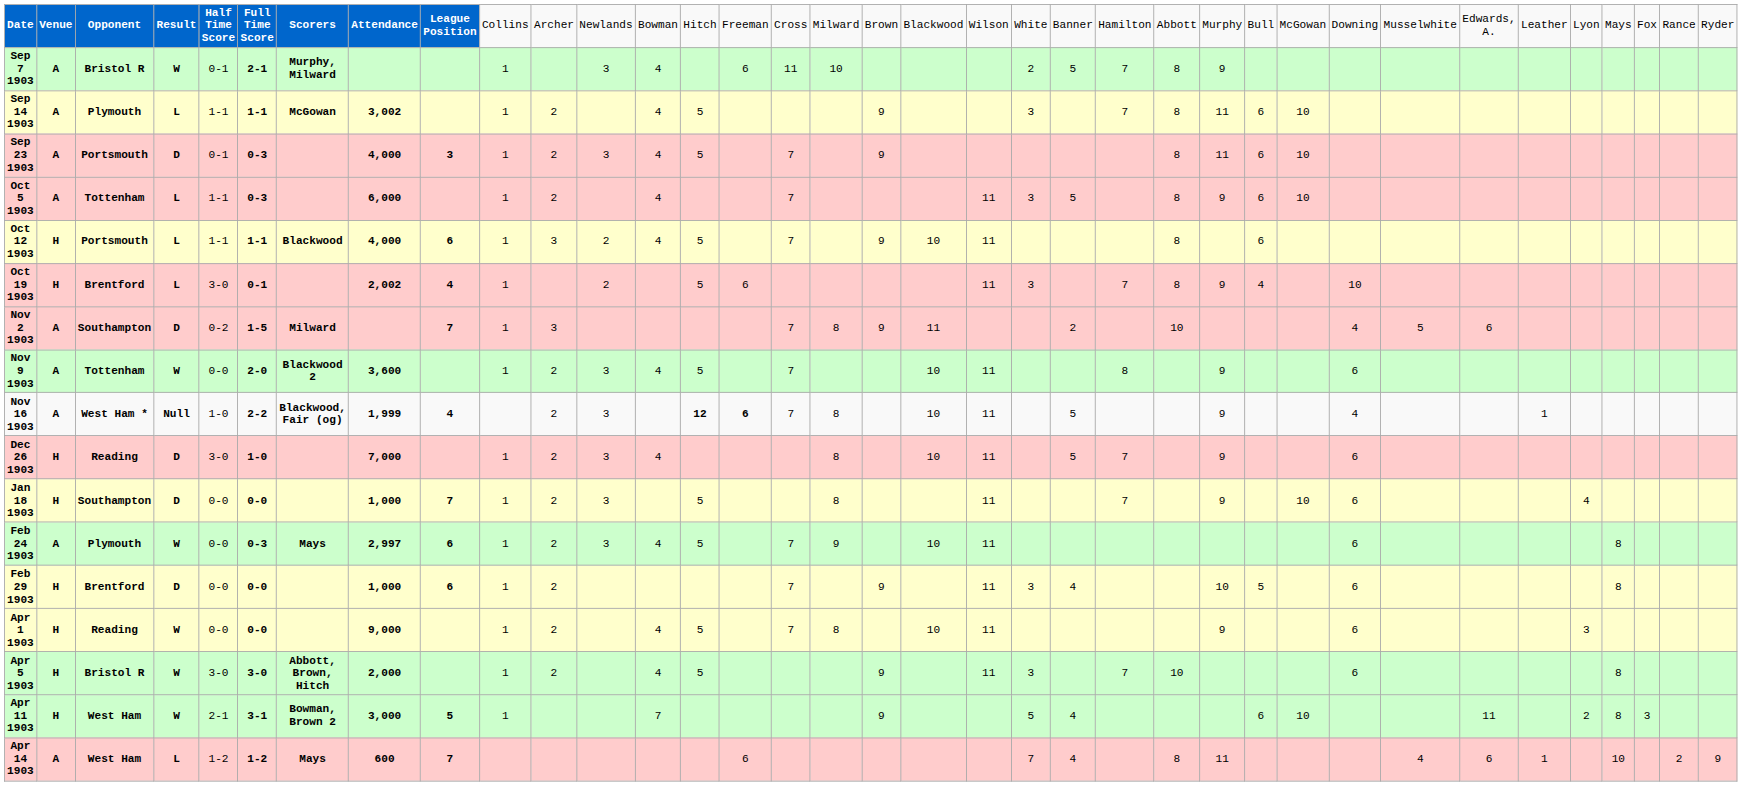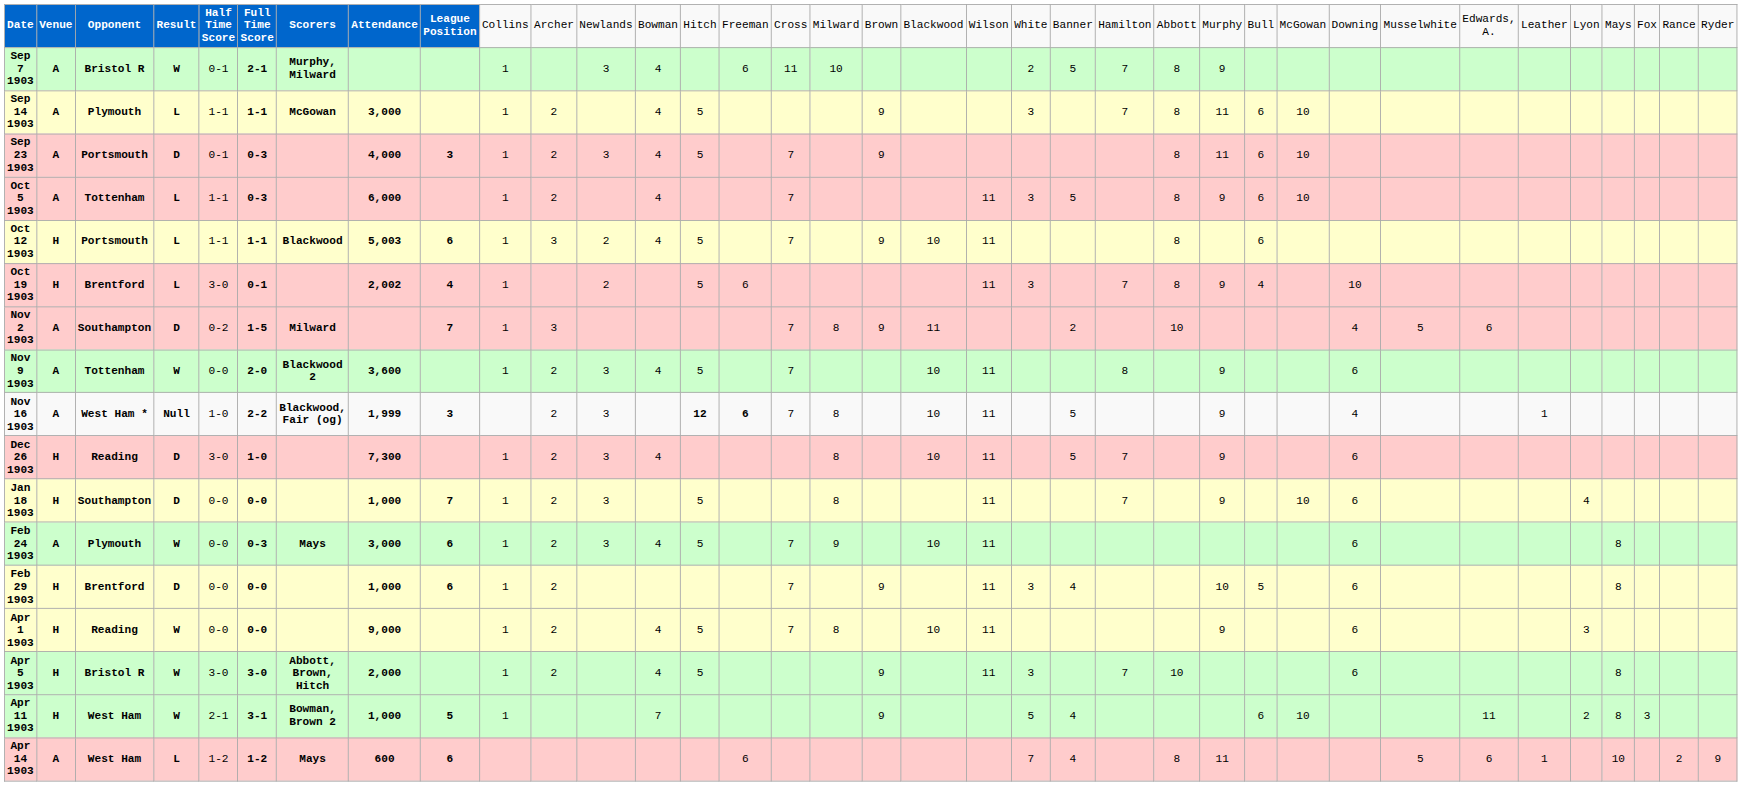(385, 113) 3,002 -> (385, 113) 3,000
(385, 242) 4,000 -> (385, 242) 5,003
(450, 415) 4 -> (450, 415) 3
(385, 458) 7,000 -> (385, 458) 7,300
(385, 544) 2,997 -> (385, 544) 3,000
(385, 717) 3,000 -> (385, 717) 1,000
(450, 760) 7 -> (450, 760) 6
(1420, 760) 4 -> (1420, 760) 5
